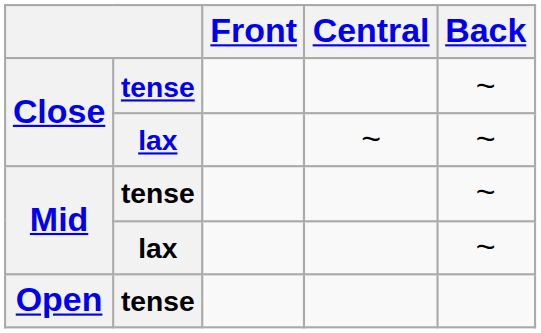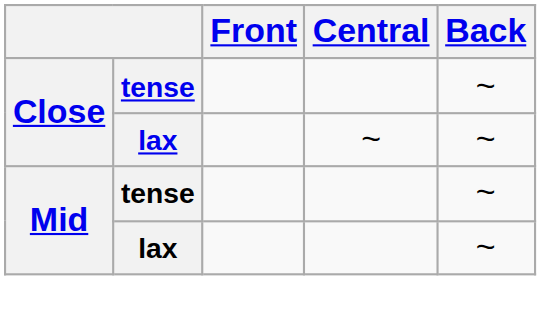- row: (59, 300)
